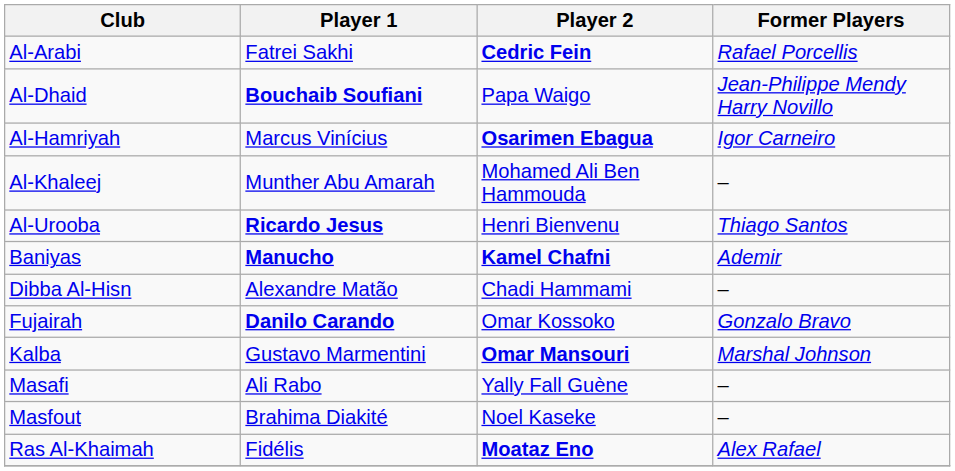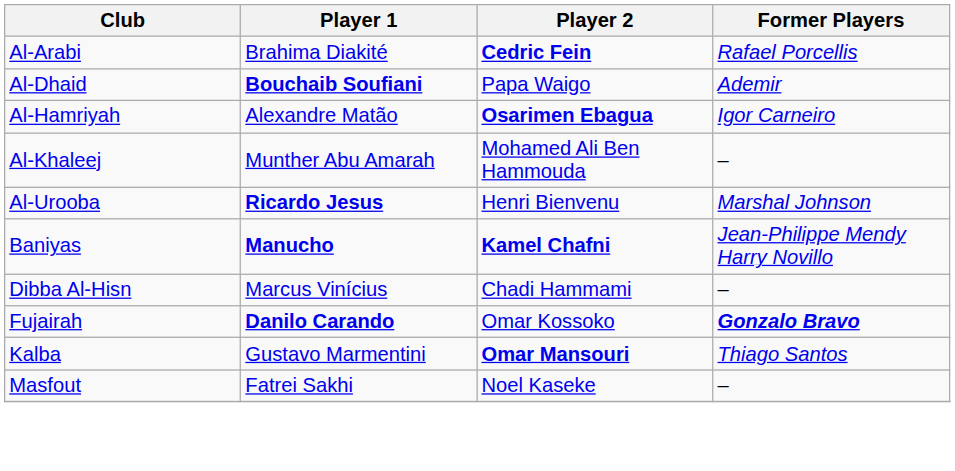(299, 52) Fatrei Sakhi -> (317, 52) Brahima Diakité
(812, 95) Jean-Philippe Mendy Harry Novillo -> (749, 84) Ademir
(316, 139) Marcus Vinícius -> (322, 116) Alexandre Matão
(783, 225) Thiago Santos -> (794, 203) Marshal Johnson
(749, 257) Ademir -> (812, 246) Jean-Philippe Mendy Harry Novillo
(322, 289) Alexandre Matão -> (316, 289) Marcus Vinícius
(784, 321) normal -> (789, 321) bold
(794, 353) Marshal Johnson -> (783, 353) Thiago Santos
- row: (39, 385)
(317, 417) Brahima Diakité -> (299, 385) Fatrei Sakhi
- row: (82, 449)
